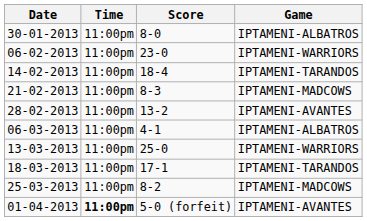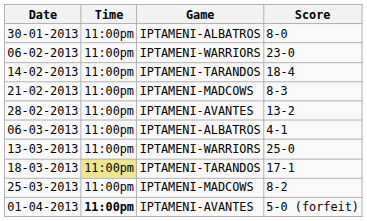columns swapped: (298, 14) <-> (186, 14)
(109, 168) no background -> (109, 168) khaki background
